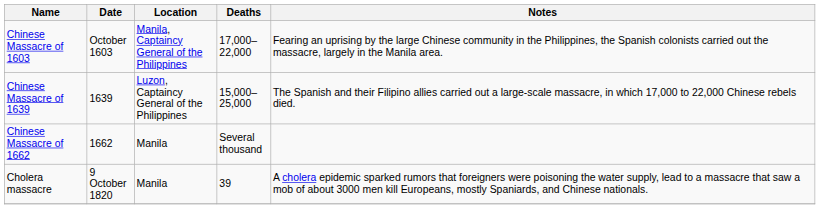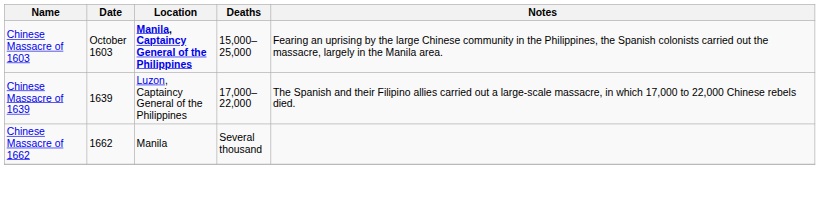(170, 46) normal -> (172, 46) bold
(238, 46) 17,000–22,000 -> (238, 46) 15,000–25,000
(238, 98) 15,000–25,000 -> (238, 98) 17,000–22,000
- row: (29, 184)
